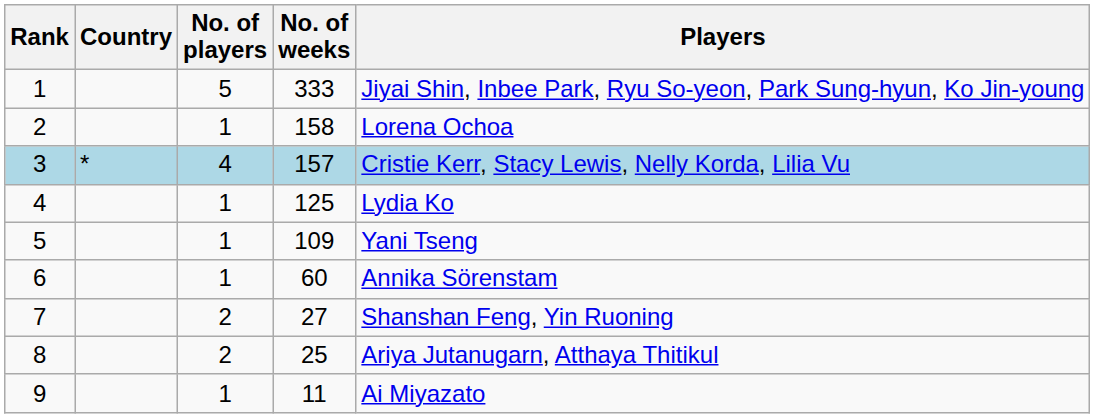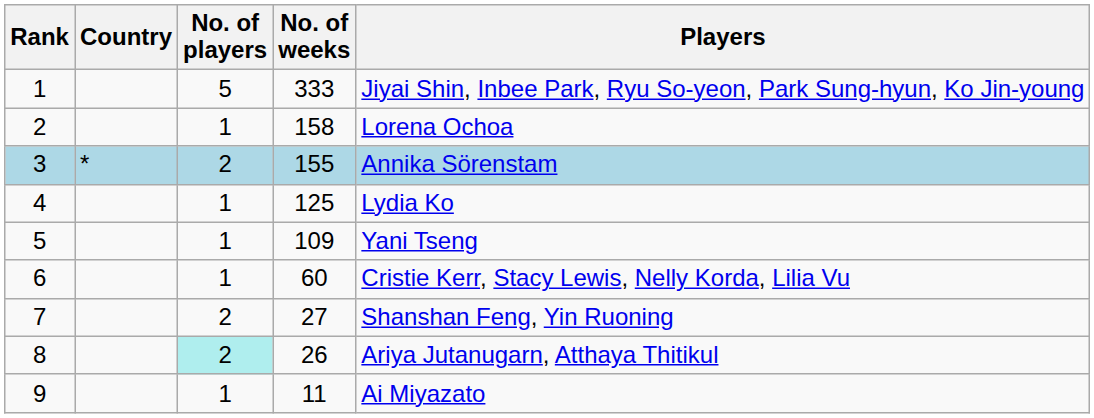(225, 164) 4 -> (225, 164) 2
(314, 164) 157 -> (314, 164) 155
(606, 164) Cristie Kerr, Stacy Lewis, Nelly Korda, Lilia Vu -> (459, 164) Annika Sörenstam
(459, 278) Annika Sörenstam -> (606, 278) Cristie Kerr, Stacy Lewis, Nelly Korda, Lilia Vu
(225, 355) no background -> (225, 355) paleturquoise background
(314, 355) 25 -> (314, 355) 26
